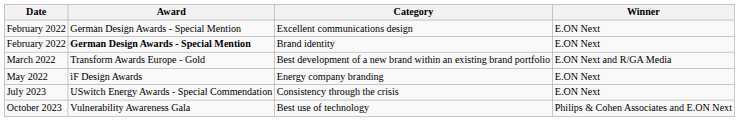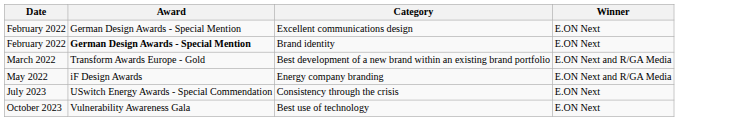(577, 76) E.ON Next -> (613, 76) E.ON Next and R/GA Media
(643, 108) Philips & Cohen Associates and E.ON Next -> (577, 108) E.ON Next
